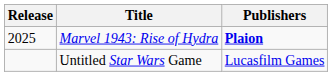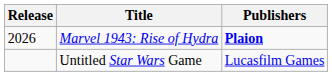(22, 37) 2025 -> (22, 37) 2026
